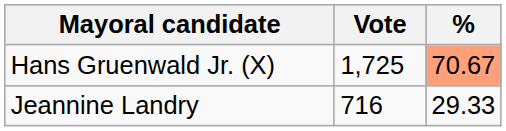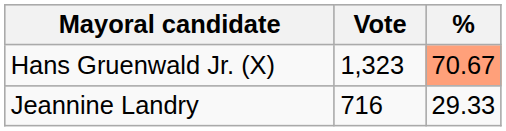(372, 65) 1,725 -> (372, 65) 1,323
